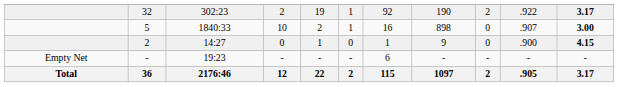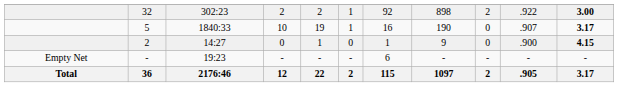(320, 12) 19 -> (320, 12) 2
(444, 12) 190 -> (444, 12) 898
(585, 12) 3.17 -> (585, 12) 3.00
(320, 27) 2 -> (320, 27) 19
(444, 27) 898 -> (444, 27) 190
(585, 27) 3.00 -> (585, 27) 3.17
